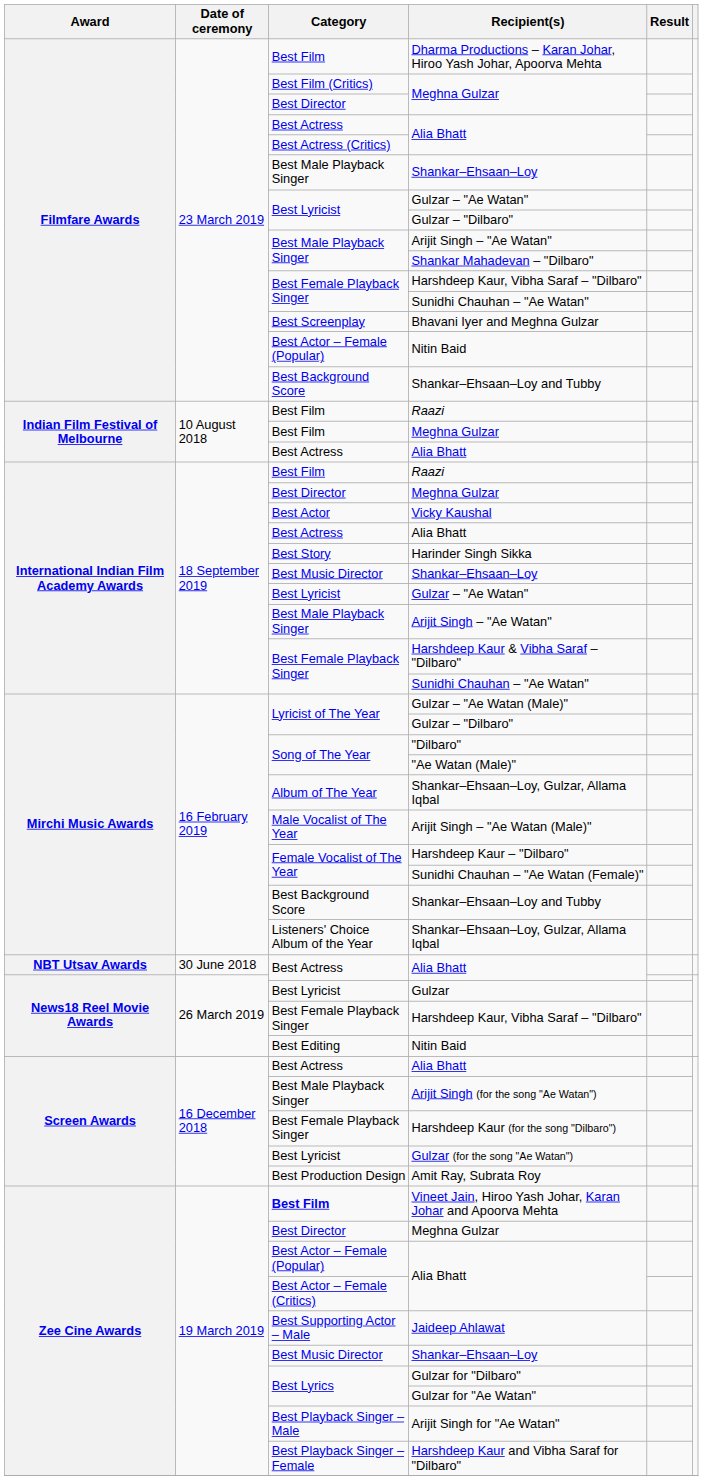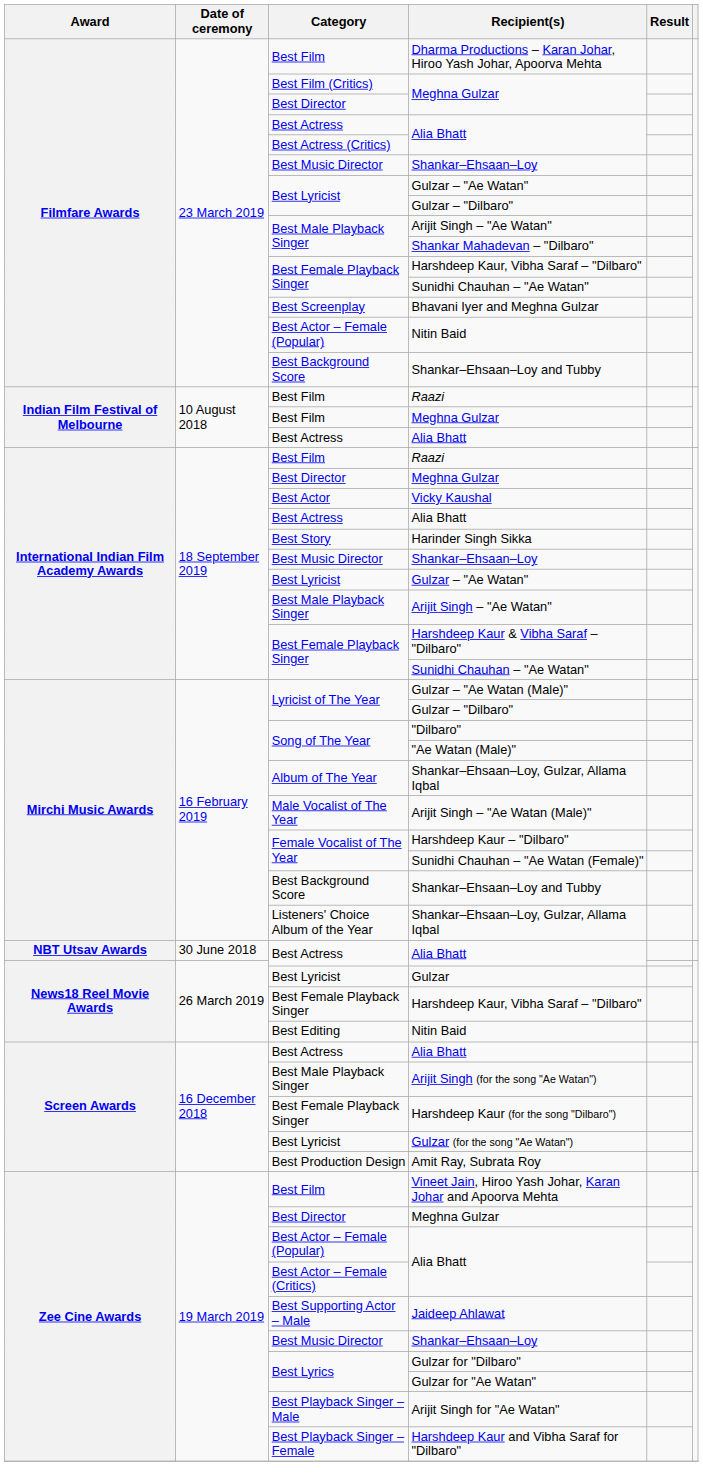(328, 172) Best Male Playback Singer -> (327, 165) Best Music Director
(300, 1203) bold -> (298, 1189) normal
